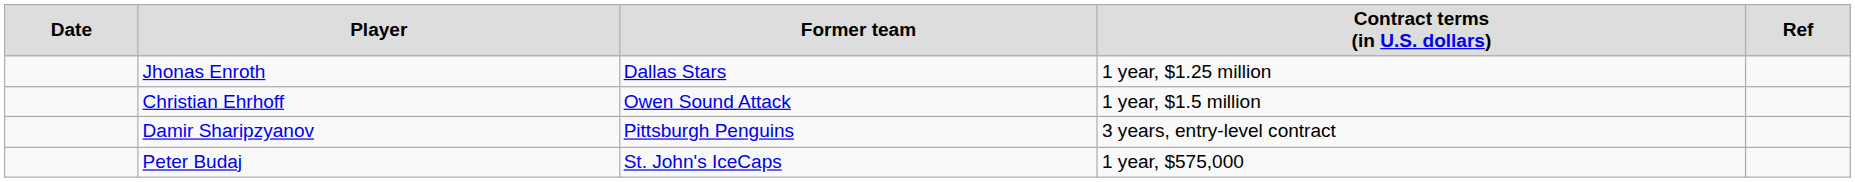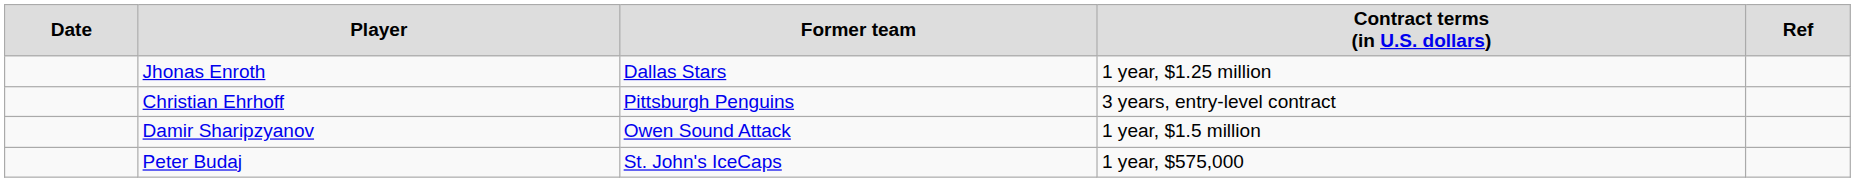(707, 101) Owen Sound Attack -> (709, 101) Pittsburgh Penguins
(1181, 101) 1 year, $1.5 million -> (1219, 101) 3 years, entry-level contract
(709, 131) Pittsburgh Penguins -> (707, 131) Owen Sound Attack
(1219, 131) 3 years, entry-level contract -> (1181, 131) 1 year, $1.5 million
